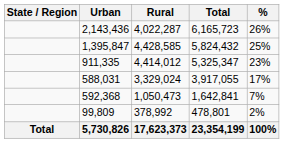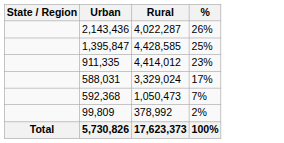- column: (218, 12)
